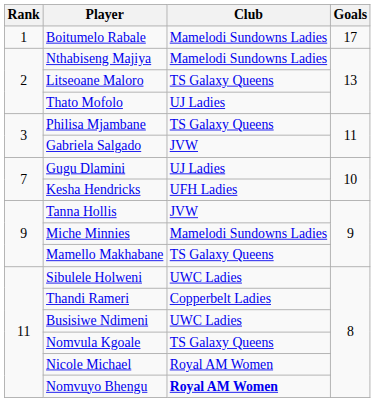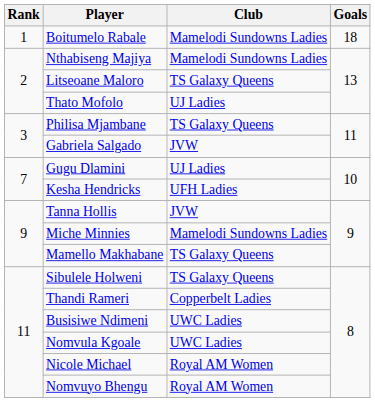(350, 37) 17 -> (350, 37) 18
(206, 277) UWC Ladies -> (222, 277) TS Galaxy Queens
(222, 342) TS Galaxy Queens -> (206, 342) UWC Ladies
(224, 386) bold -> (221, 386) normal
